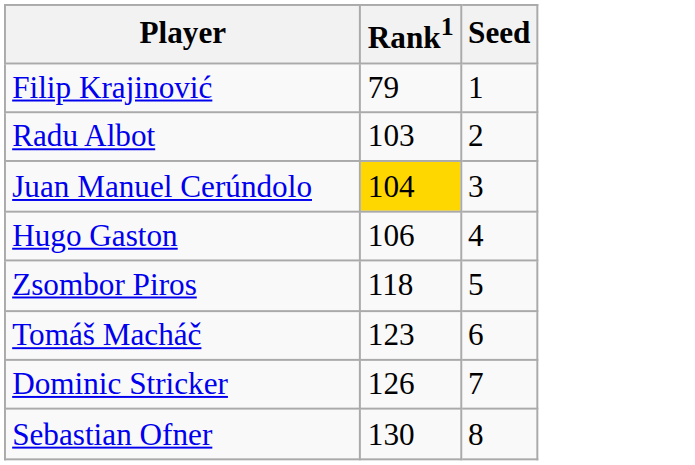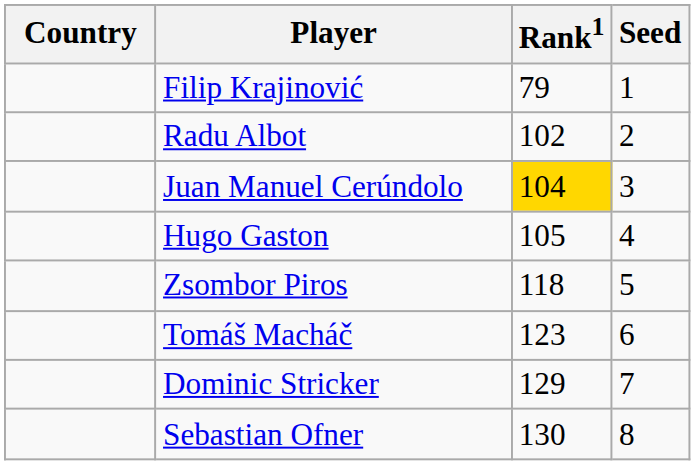+ column: (80, 33)
(391, 136) 103 -> (542, 136) 102
(391, 235) 106 -> (542, 235) 105
(391, 384) 126 -> (542, 384) 129
